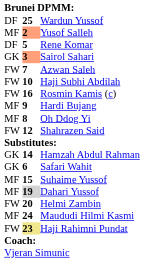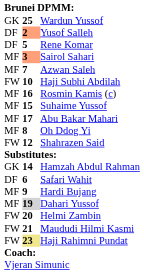(11, 20) DF -> (12, 20) GK
(12, 32) MF -> (11, 32) DF
(12, 57) GK -> (12, 57) MF
(12, 69) FW -> (12, 69) MF
(12, 93) FW -> (12, 93) MF
rows swapped: (74, 179) <-> (68, 106)
+ row: (79, 118)
(12, 167) GK -> (11, 179) DF
(12, 216) MF -> (12, 228) FW
(27, 216) 24 -> (27, 228) 21
